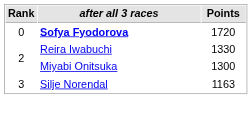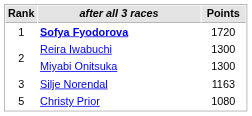(21, 32) 0 -> (21, 32) 1
(223, 49) 1330 -> (223, 49) 1300
+ row: (70, 102)
